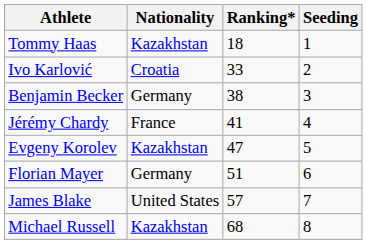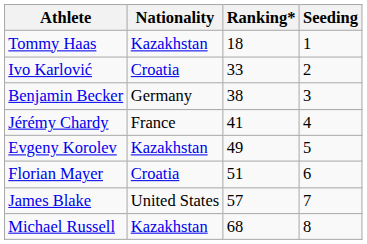(235, 148) 47 -> (235, 148) 49
(161, 174) Germany -> (155, 174) Croatia
